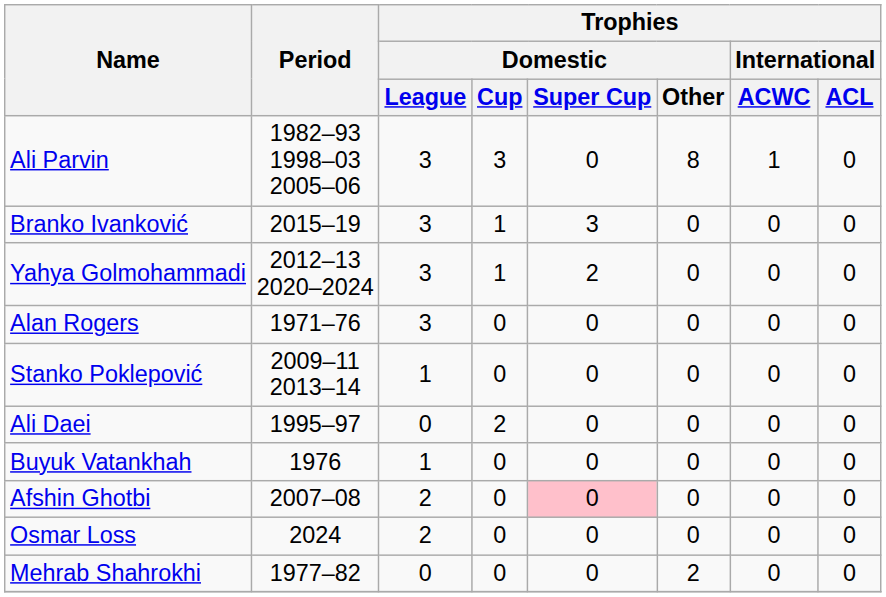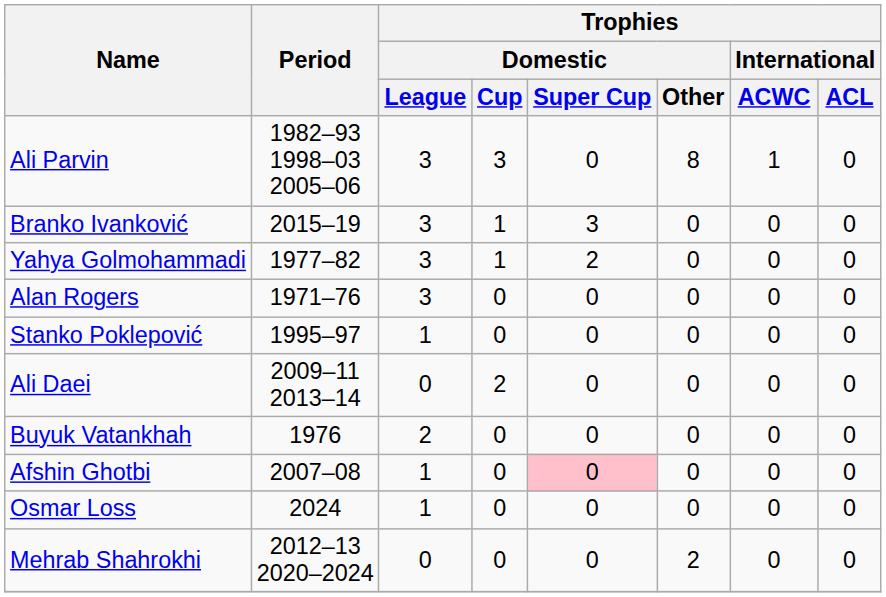(315, 273) 2012–13 2020–2024 -> (315, 260) 1977–82
(315, 374) 2009–11 2013–14 -> (315, 334) 1995–97
(315, 424) 1995–97 -> (315, 385) 2009–11 2013–14
(425, 461) 1 -> (425, 435) 2
(425, 498) 2 -> (425, 472) 1
(425, 535) 2 -> (425, 509) 1
(315, 572) 1977–82 -> (315, 559) 2012–13 2020–2024
